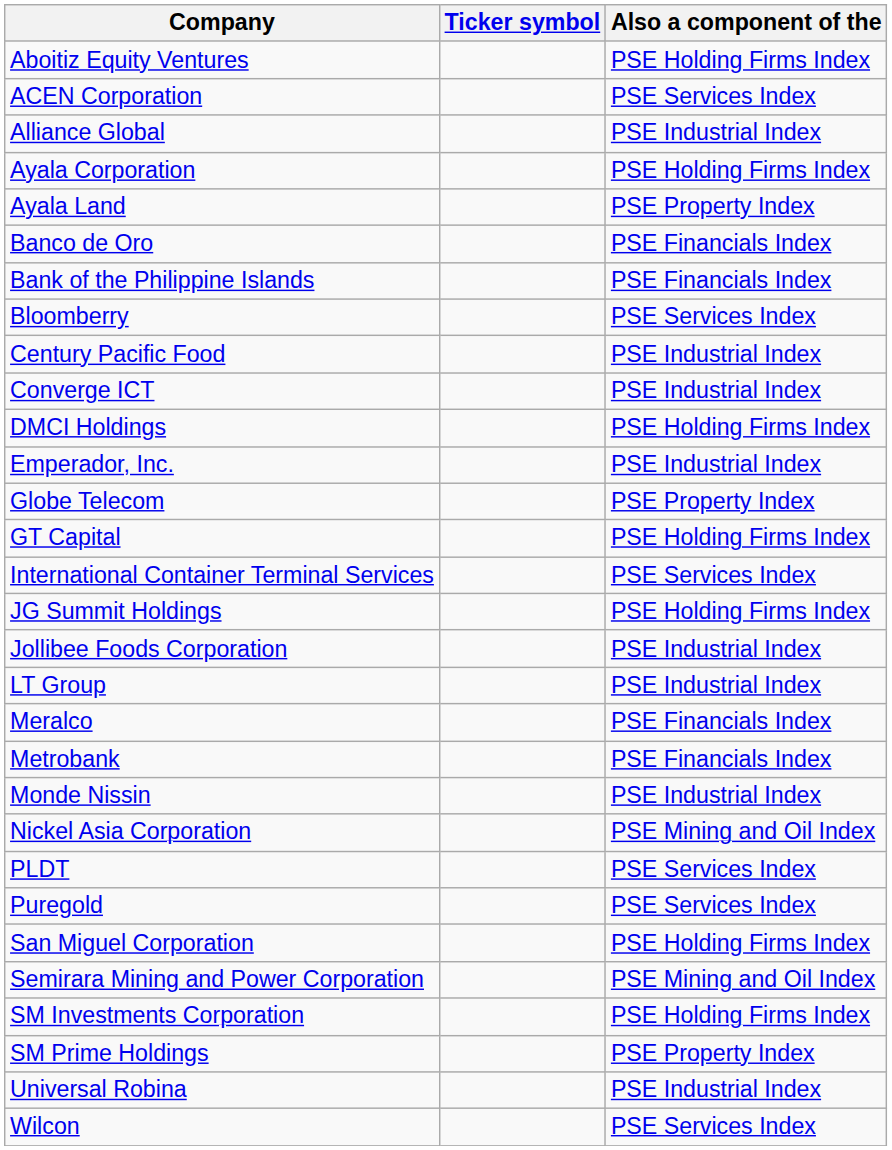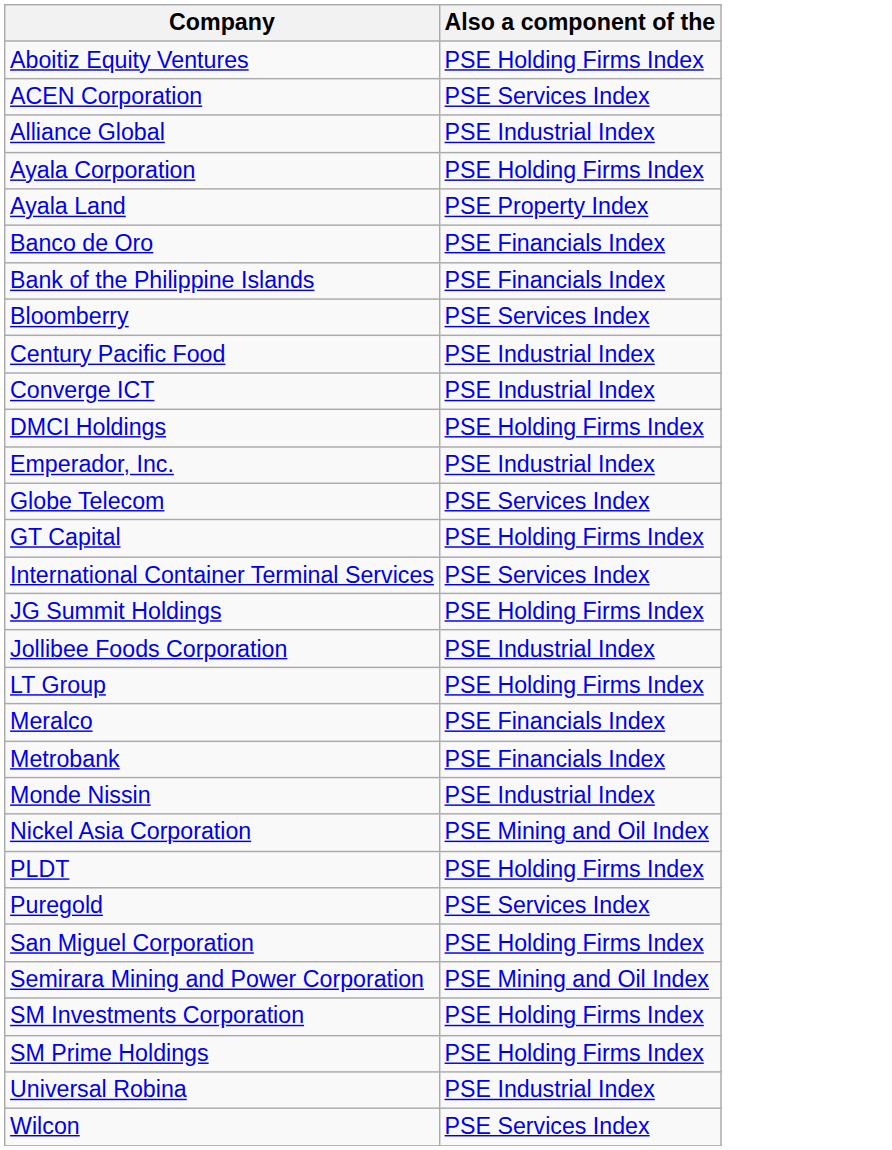- column: (522, 22)
(713, 501) PSE Property Index -> (547, 501) PSE Services Index
(716, 685) PSE Industrial Index -> (574, 685) PSE Holding Firms Index
(713, 869) PSE Services Index -> (574, 869) PSE Holding Firms Index
(713, 1053) PSE Property Index -> (574, 1053) PSE Holding Firms Index
